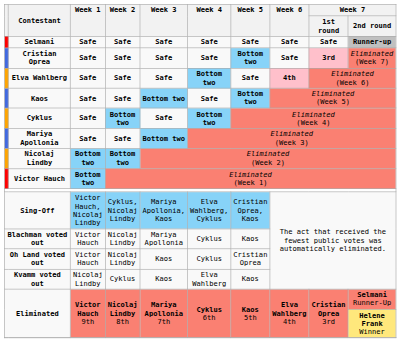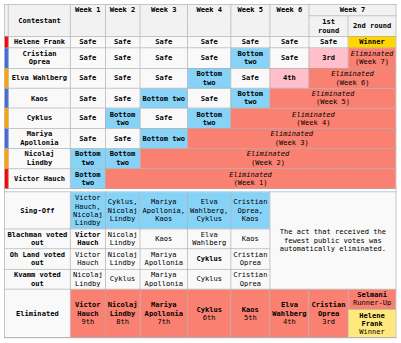+ row: (39, 42)
- row: (39, 42)
(88, 239) normal -> (88, 239) bold
(164, 239) Mariya Apollonia -> (164, 239) Kaos
(209, 239) Cyklus -> (209, 239) Elva Wahlberg
(164, 259) Kaos -> (164, 259) Mariya Apollonia
(209, 259) normal -> (209, 259) bold
(164, 279) Kaos -> (164, 279) Mariya Apollonia
(209, 279) Elva Wahlberg -> (209, 279) Cyklus
(250, 279) Kaos -> (250, 279) Cristian Oprea
